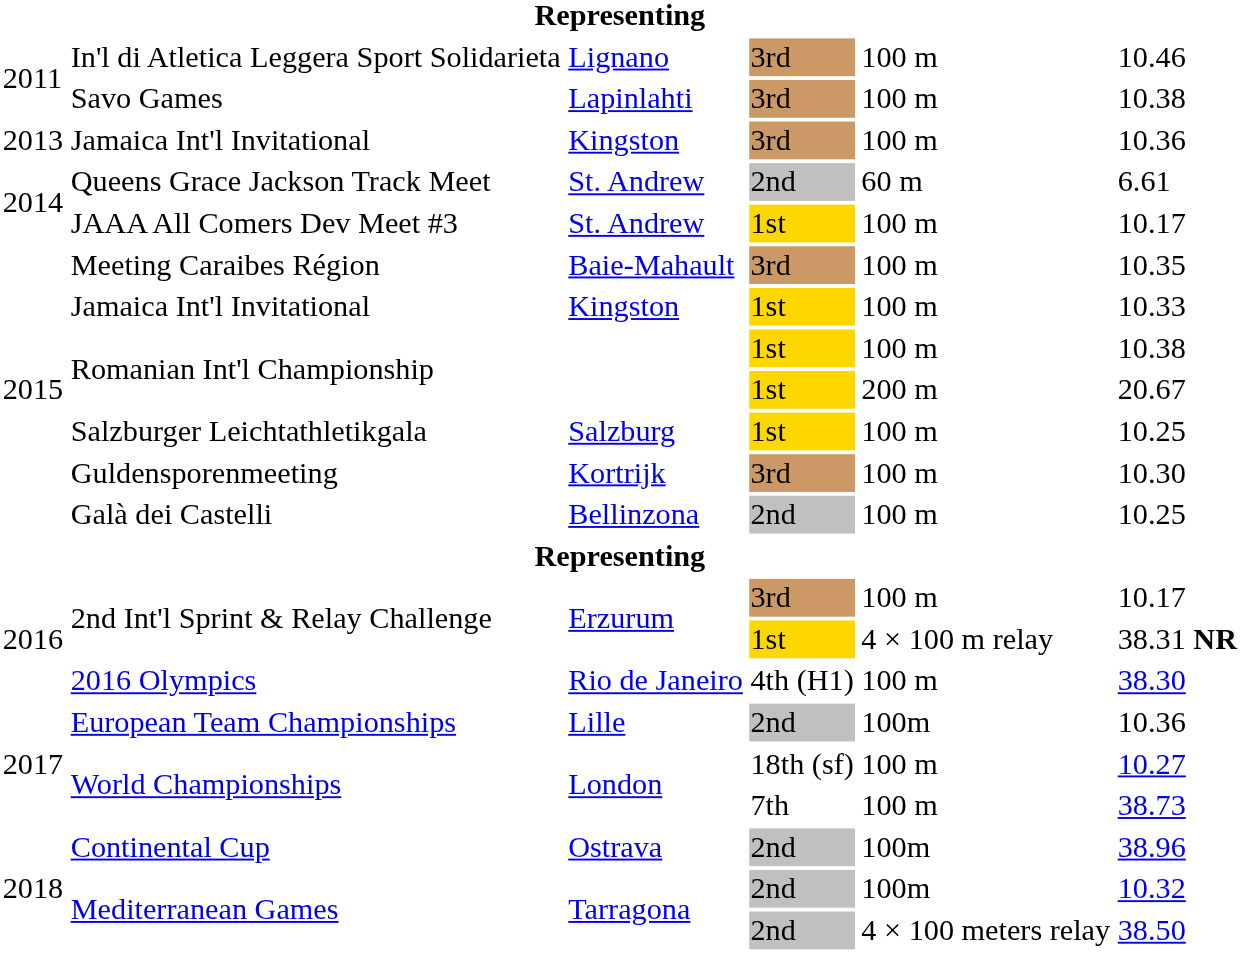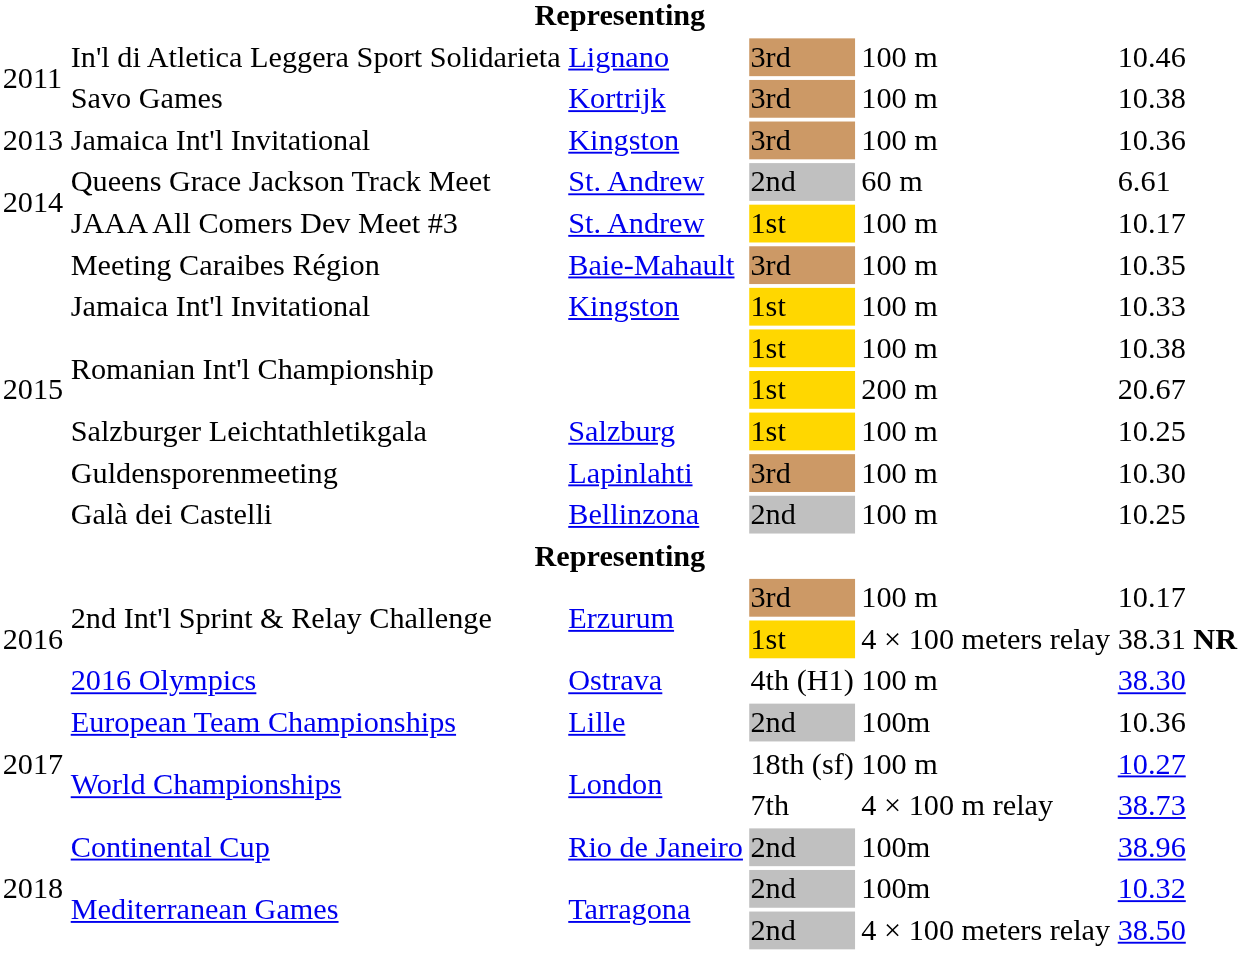(630, 98) Lapinlahti -> (617, 98) Kortrijk
(617, 472) Kortrijk -> (630, 472) Lapinlahti
(957, 638) 4 × 100 m relay -> (986, 638) 4 × 100 meters relay
(656, 680) Rio de Janeiro -> (615, 680) Ostrava
(900, 805) 100 m -> (957, 805) 4 × 100 m relay
(615, 846) Ostrava -> (656, 846) Rio de Janeiro
